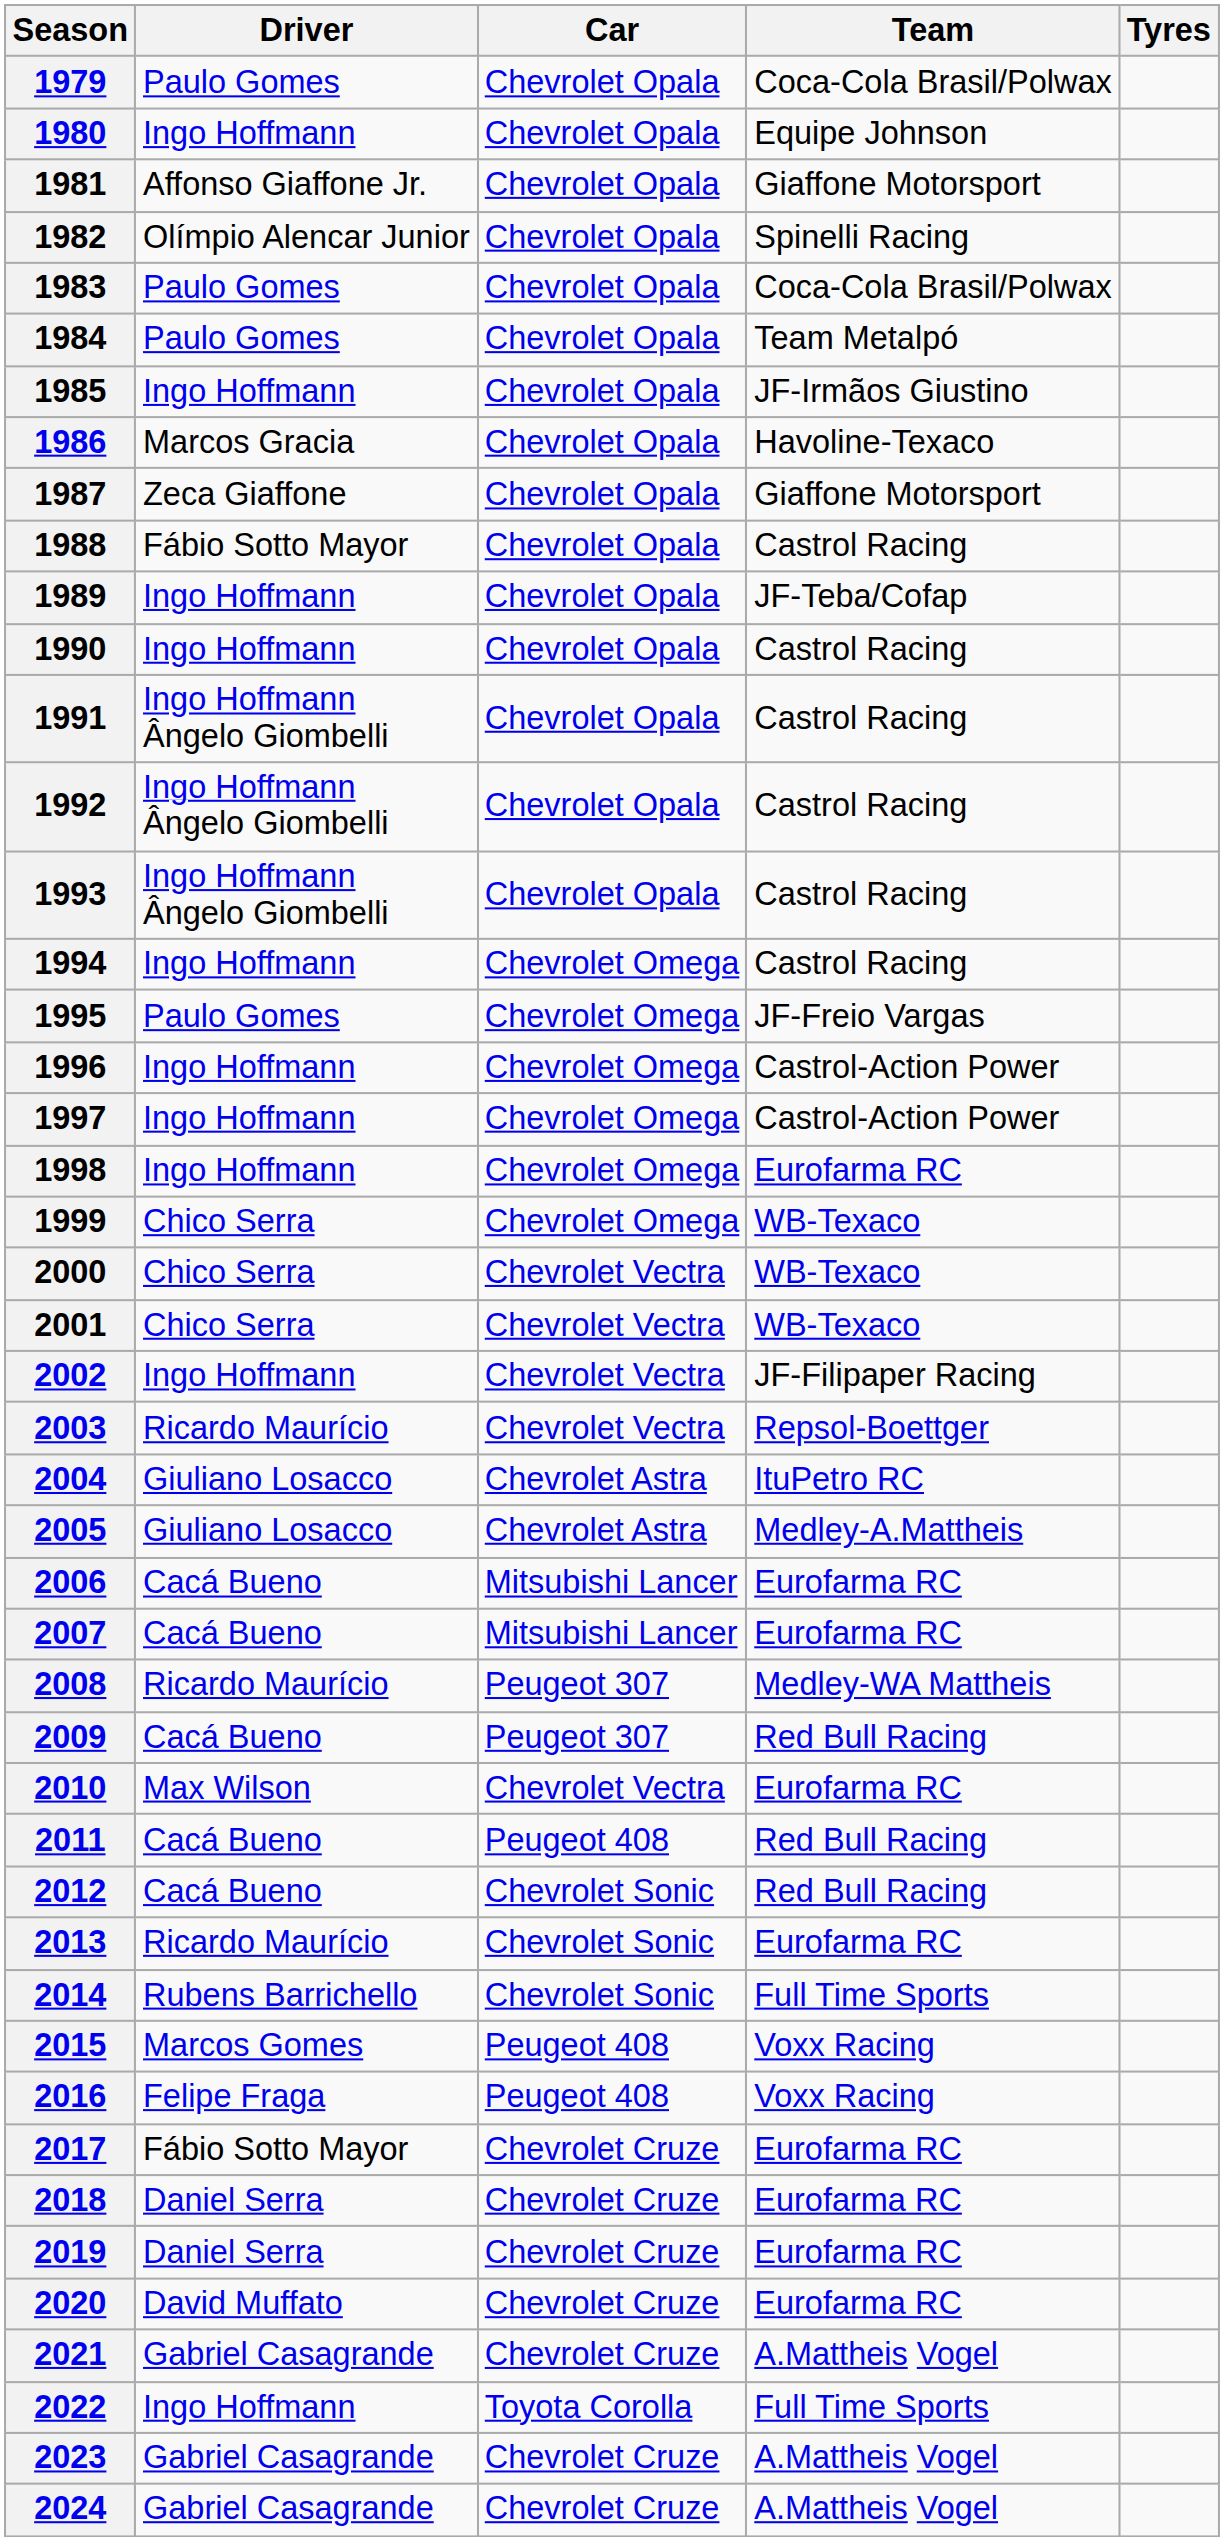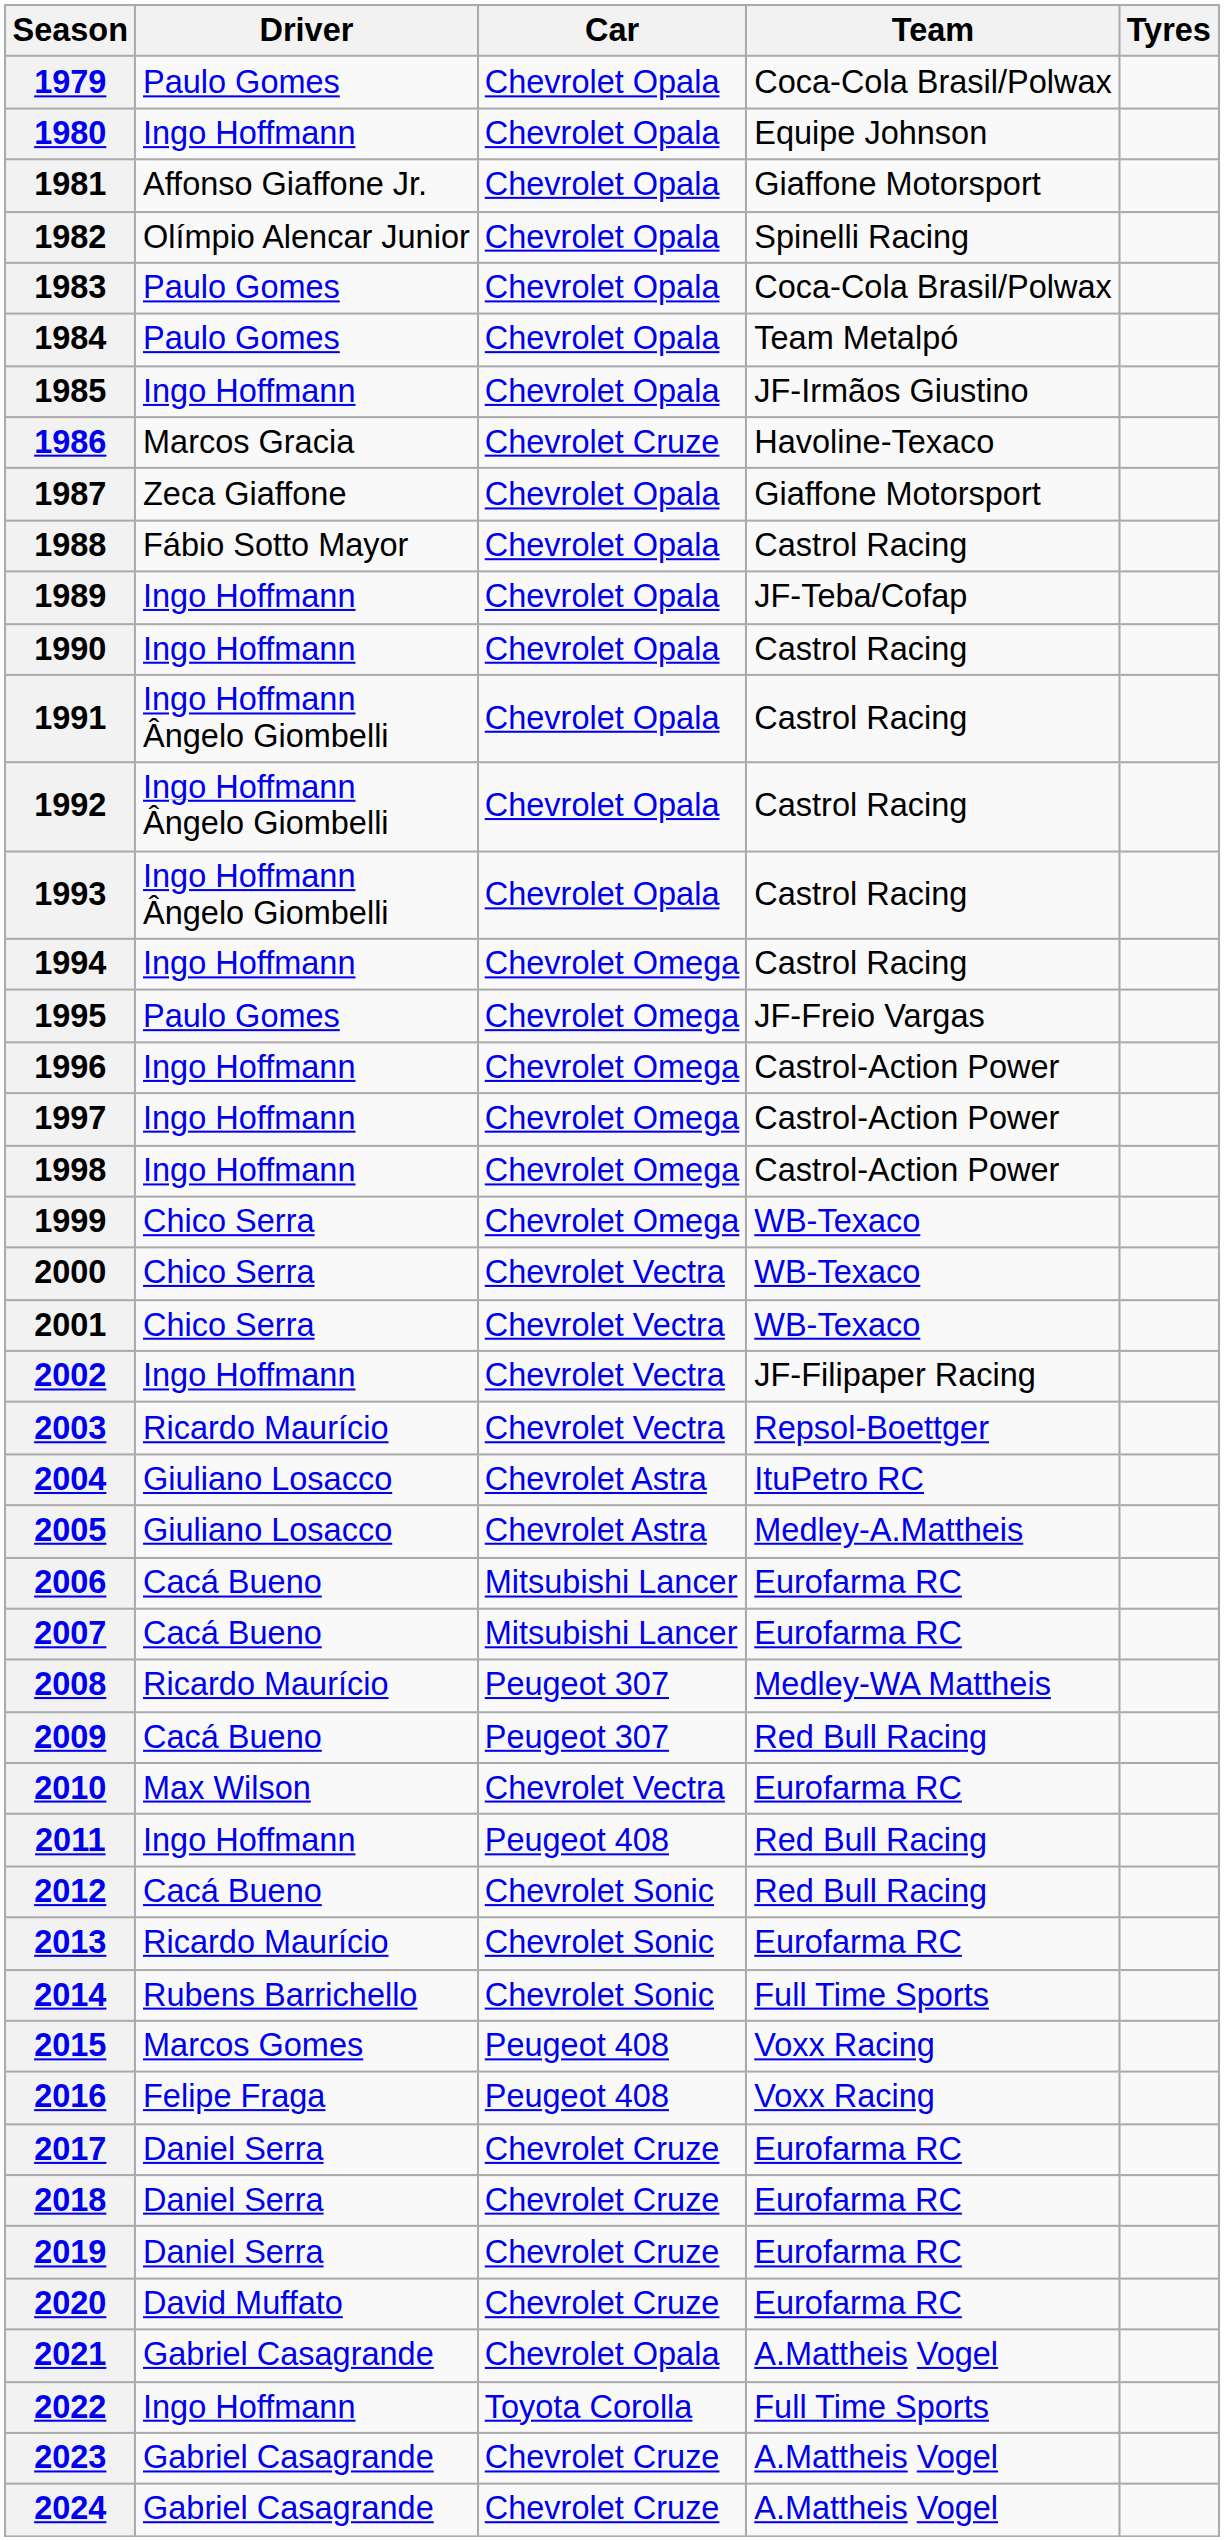(602, 442) Chevrolet Opala -> (602, 442) Chevrolet Cruze
(858, 1170) Eurofarma RC -> (907, 1170) Castrol-Action Power
(232, 1839) Cacá Bueno -> (249, 1839) Ingo Hoffmann
(276, 2148) Fábio Sotto Mayor -> (233, 2148) Daniel Serra
(602, 2354) Chevrolet Cruze -> (602, 2354) Chevrolet Opala
